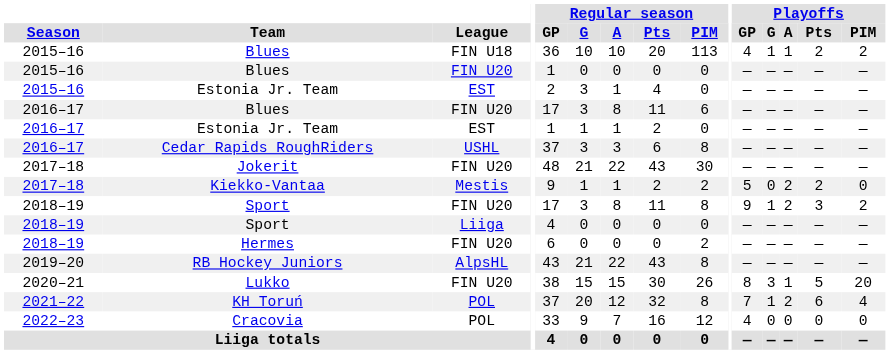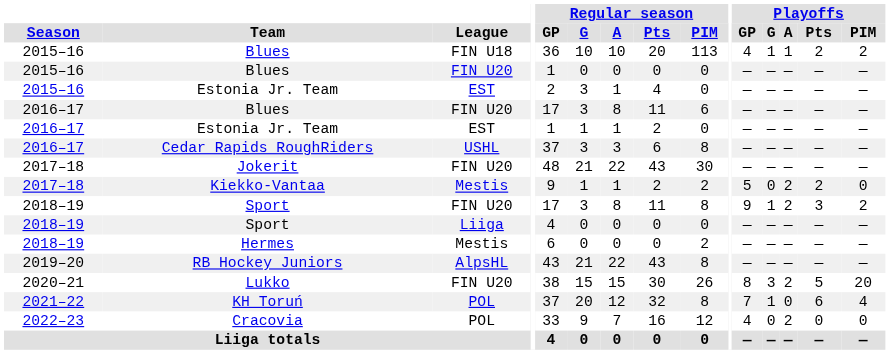(482, 244) FIN U20 -> (482, 244) Mestis
(788, 283) 1 -> (788, 283) 2
(788, 302) 2 -> (788, 302) 0
(788, 321) 0 -> (788, 321) 2
